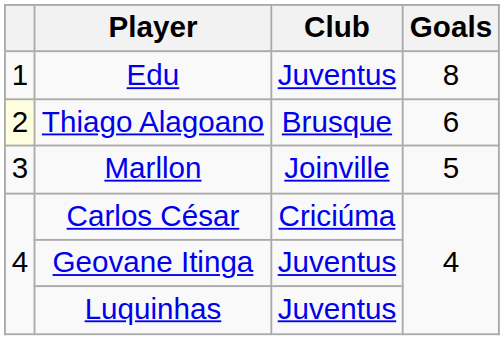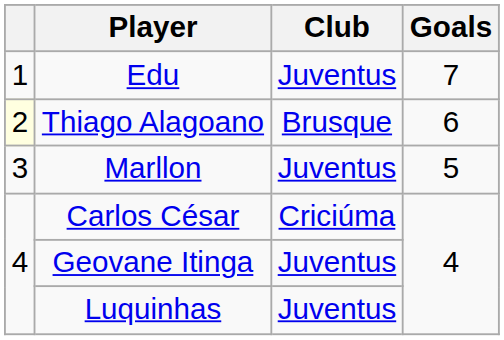(451, 74) 8 -> (451, 74) 7
(337, 168) Joinville -> (337, 168) Juventus
